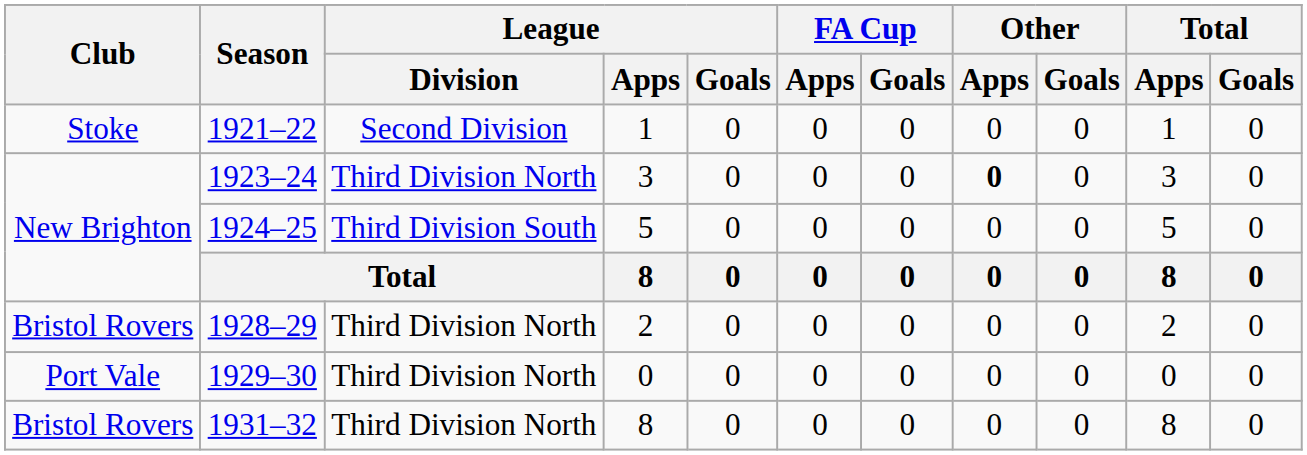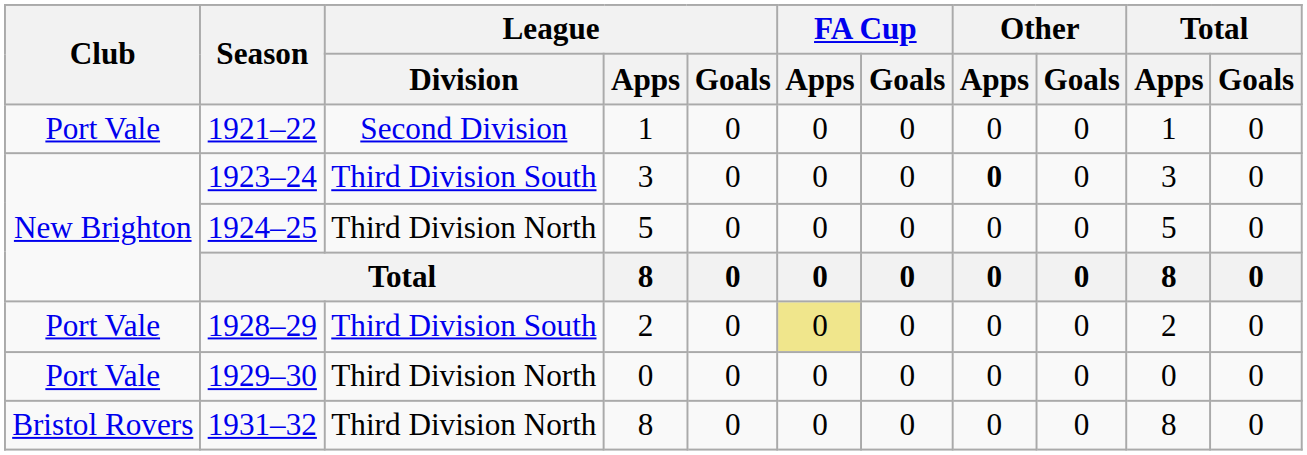(103, 128) Stoke -> (103, 128) Port Vale
(464, 177) Third Division North -> (464, 177) Third Division South
(464, 227) Third Division South -> (464, 227) Third Division North
(103, 326) Bristol Rovers -> (103, 326) Port Vale
(464, 326) Third Division North -> (464, 326) Third Division South
(820, 326) no background -> (820, 326) khaki background
